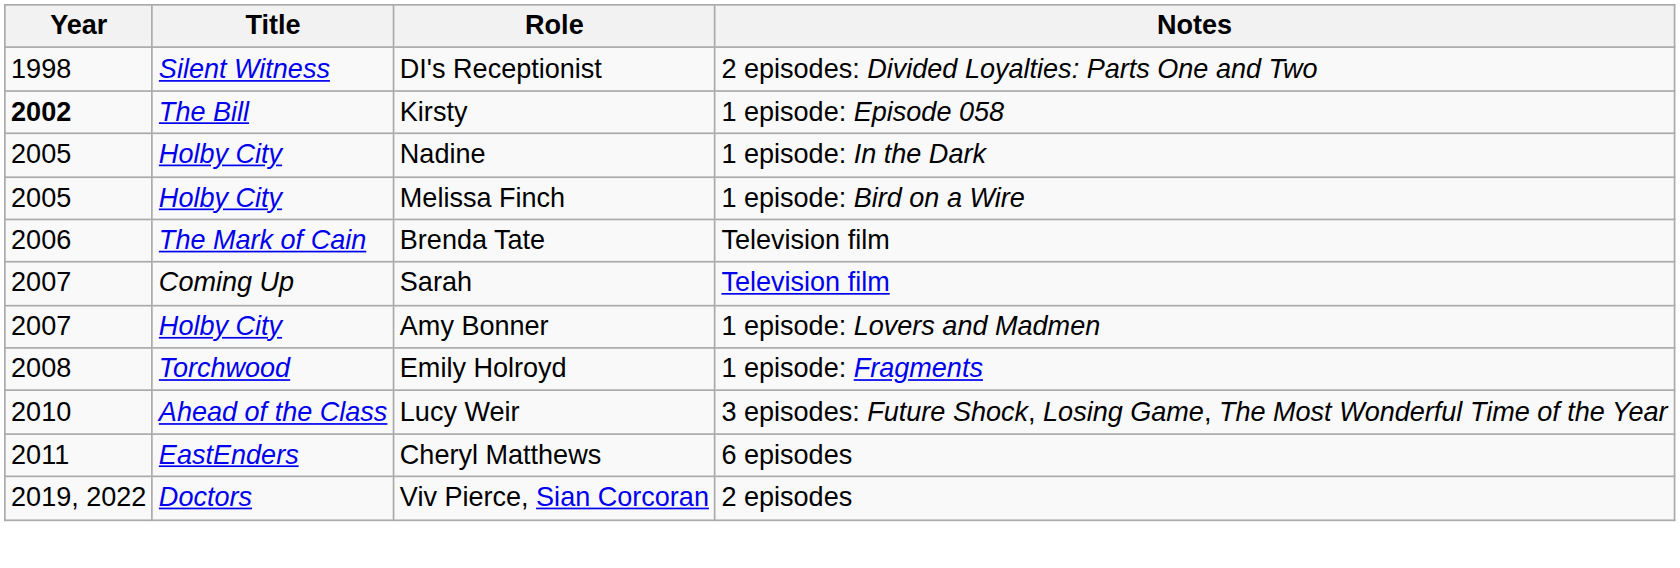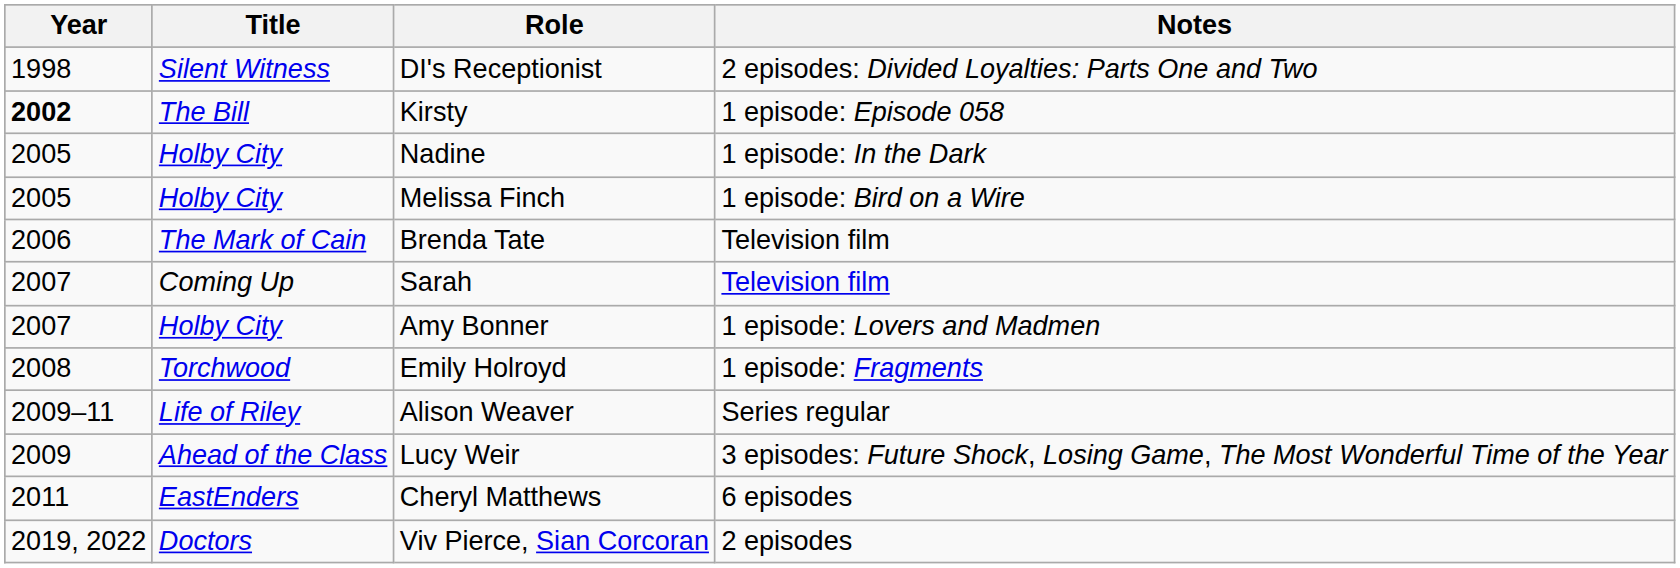+ row: (487, 411)
(41, 411) 2010 -> (41, 454) 2009
